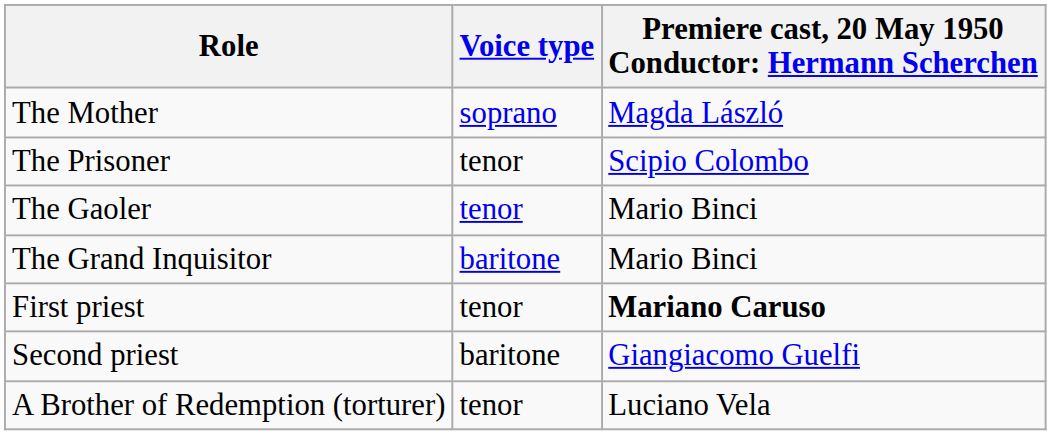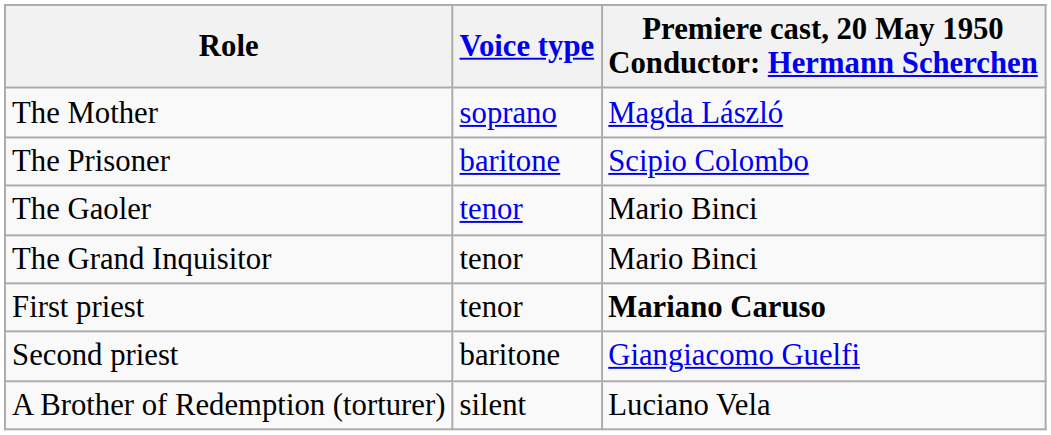(491, 160) tenor -> (510, 160) baritone
(510, 258) baritone -> (491, 258) tenor
(491, 404) tenor -> (493, 404) silent
